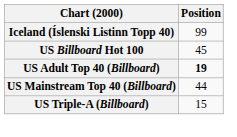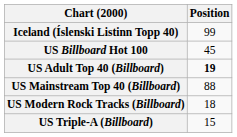(201, 86) 44 -> (210, 86) 88
+ row: (96, 104)
